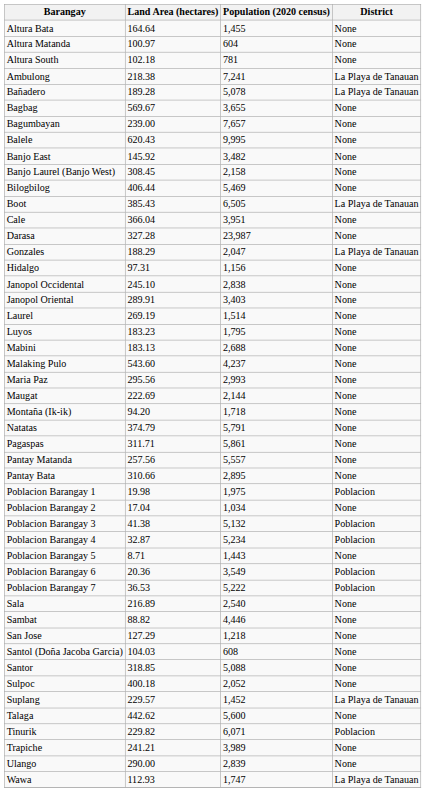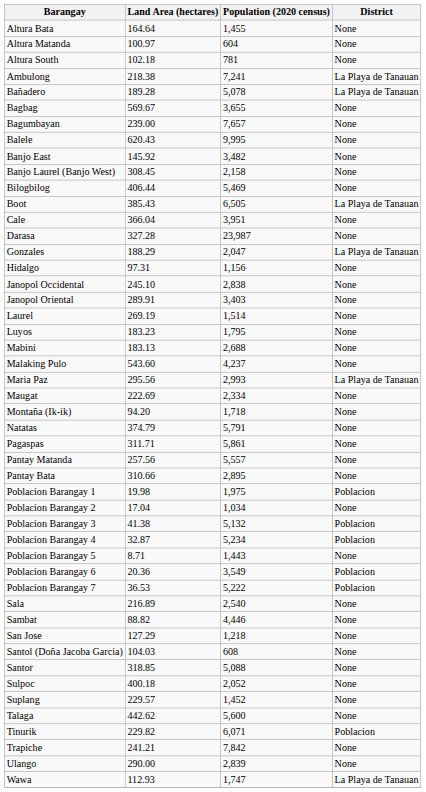(346, 380) None -> (377, 380) La Playa de Tanauan
(234, 396) 2,144 -> (234, 396) 2,334
(377, 699) La Playa de Tanauan -> (346, 699) None
(234, 747) 3,989 -> (234, 747) 7,842
